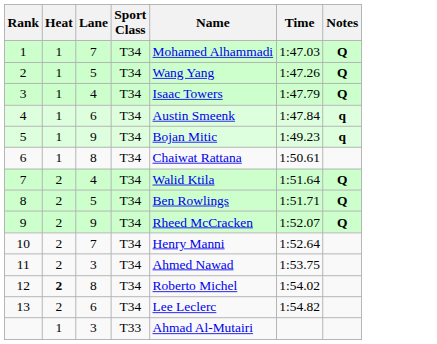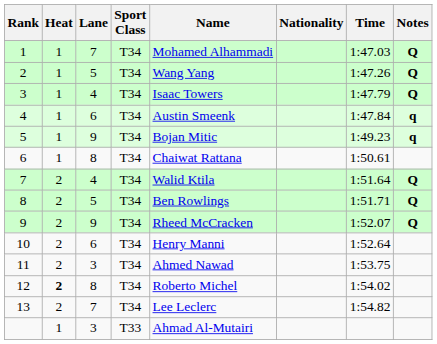+ column: (311, 22)
(93, 243) 7 -> (93, 243) 6
(93, 307) 6 -> (93, 307) 7
